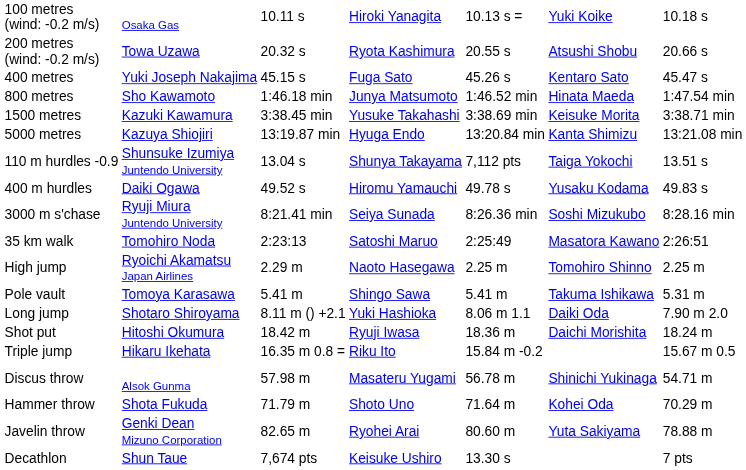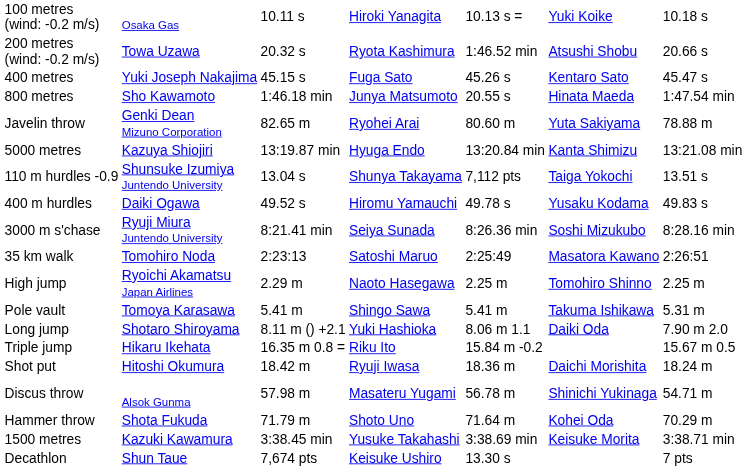(488, 51) 20.55 s -> (501, 51) 1:46.52 min
(501, 97) 1:46.52 min -> (488, 97) 20.55 s
rows swapped: (43, 116) <-> (45, 431)
rows swapped: (38, 351) <-> (30, 332)
